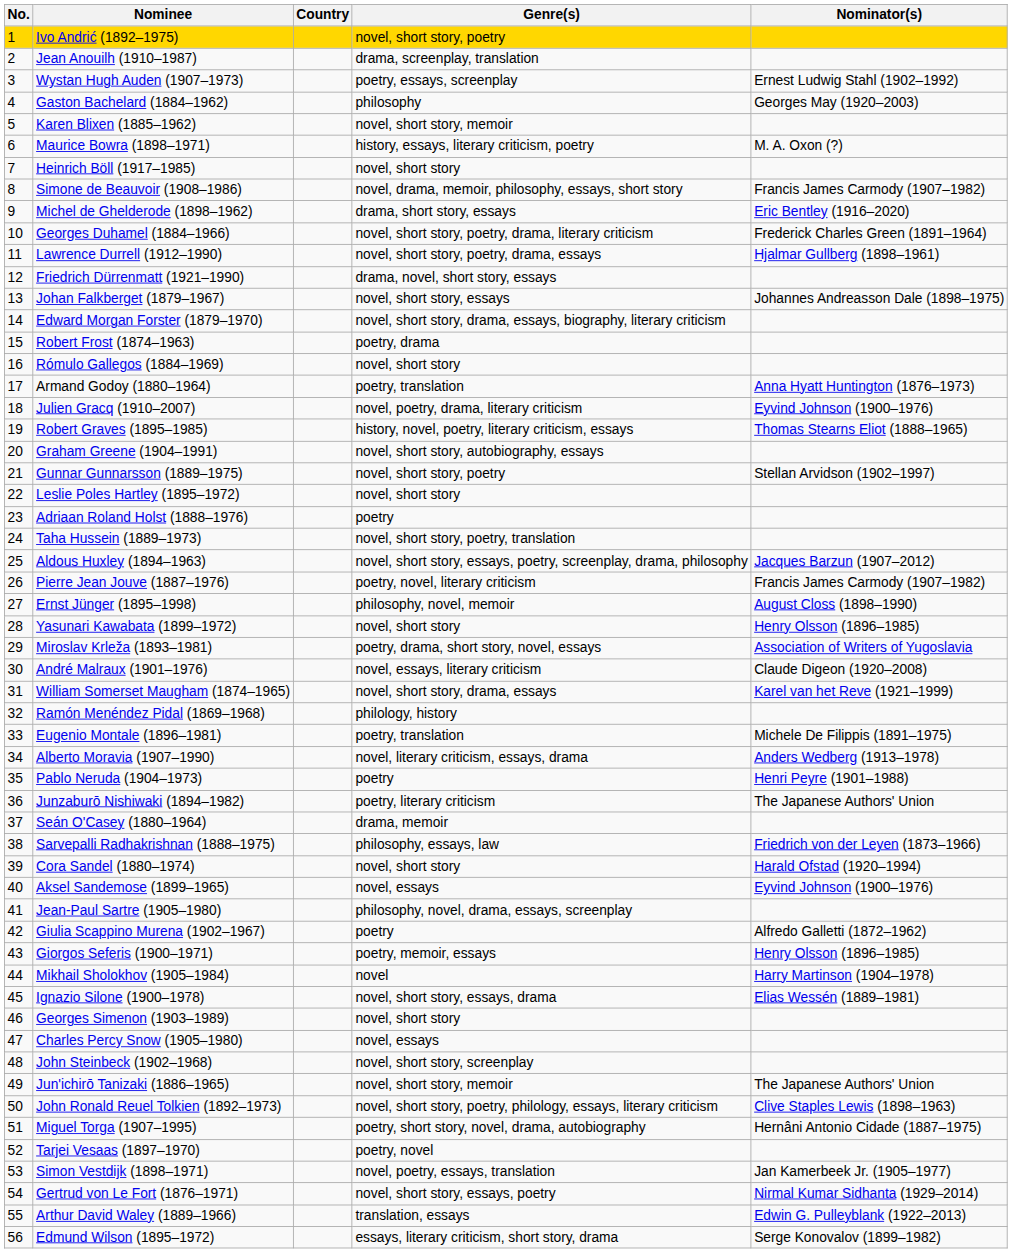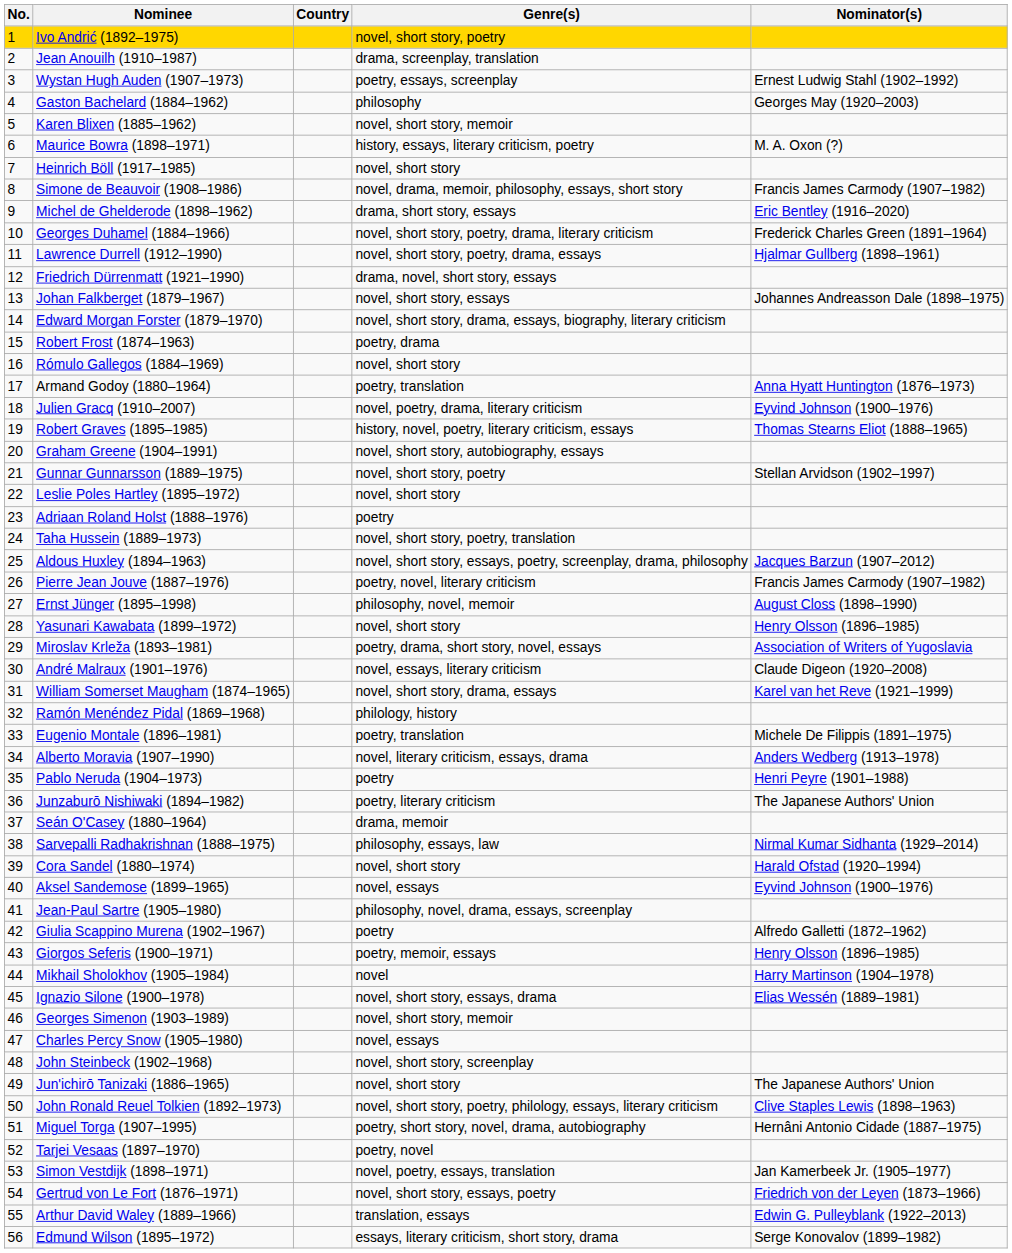(867, 844) Friedrich von der Leyen (1873–1966) -> (866, 844) Nirmal Kumar Sidhanta (1929–2014)
(408, 1019) novel, short story -> (434, 1019) novel, short story, memoir
(434, 1084) novel, short story, memoir -> (408, 1084) novel, short story
(866, 1193) Nirmal Kumar Sidhanta (1929–2014) -> (867, 1193) Friedrich von der Leyen (1873–1966)
